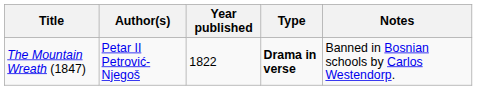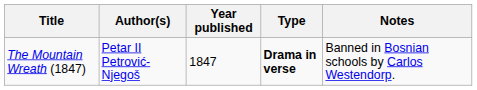(203, 61) 1822 -> (203, 61) 1847
